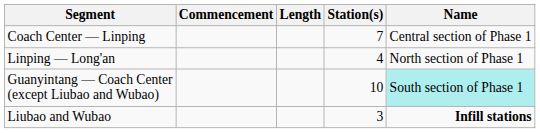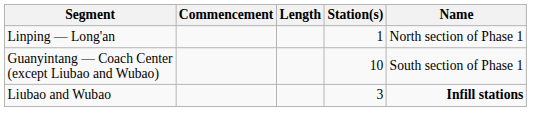- row: (76, 36)
(380, 58) 4 -> (380, 36) 1
(456, 87) paleturquoise background -> (456, 66) no background
